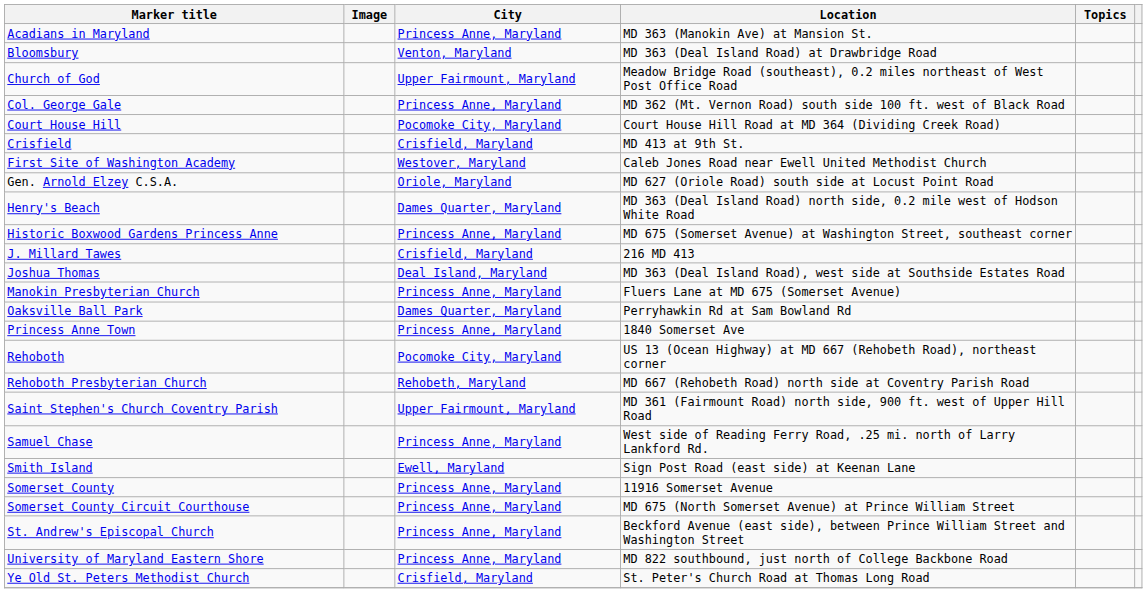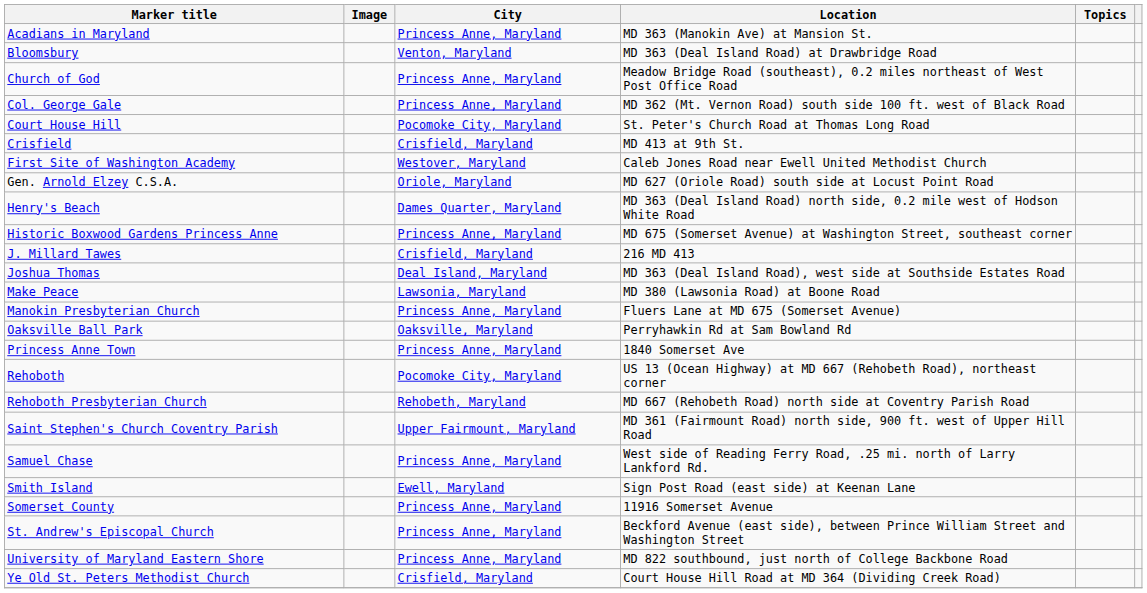(487, 79) Upper Fairmount, Maryland -> (479, 79) Princess Anne, Maryland
(812, 124) Court House Hill Road at MD 364 (Dividing Creek Road) -> (776, 124) St. Peter's Church Road at Thomas Long Road
+ row: (43, 292)
(479, 311) Dames Quarter, Maryland -> (465, 331) Oaksville, Maryland
- row: (128, 507)
(776, 578) St. Peter's Church Road at Thomas Long Road -> (812, 578) Court House Hill Road at MD 364 (Dividing Creek Road)
